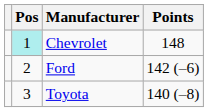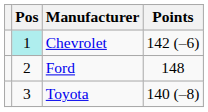(173, 43) 148 -> (173, 43) 142 (–6)
(173, 68) 142 (–6) -> (173, 68) 148
